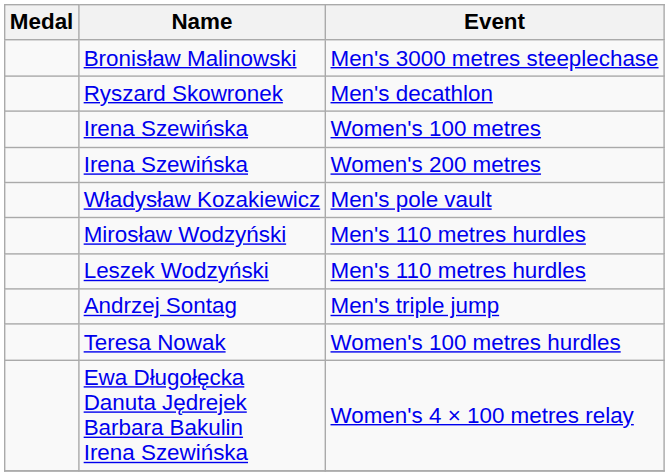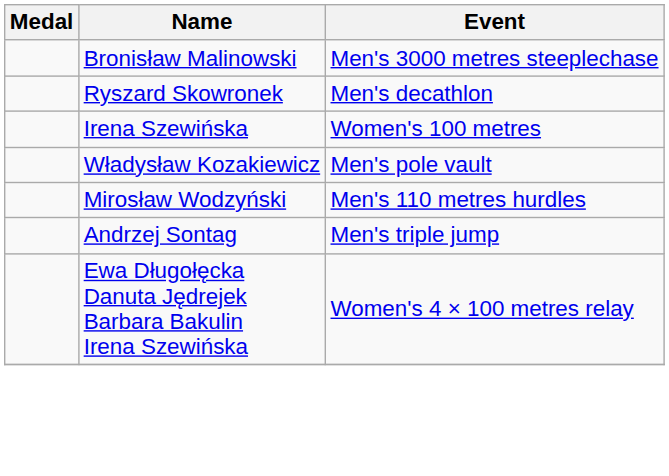- row: (166, 164)
- row: (176, 270)
- row: (155, 341)
